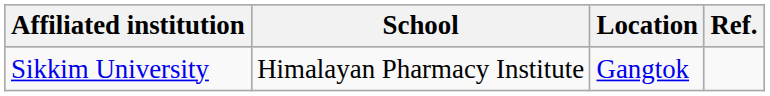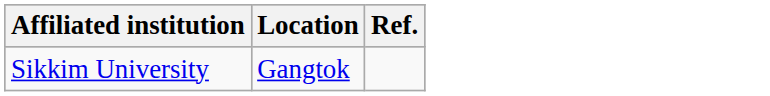- column: (421, 25)
